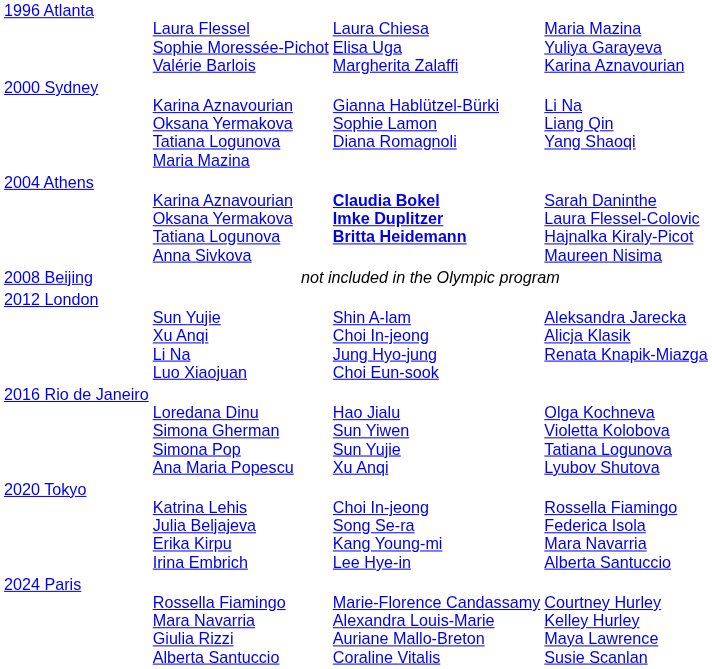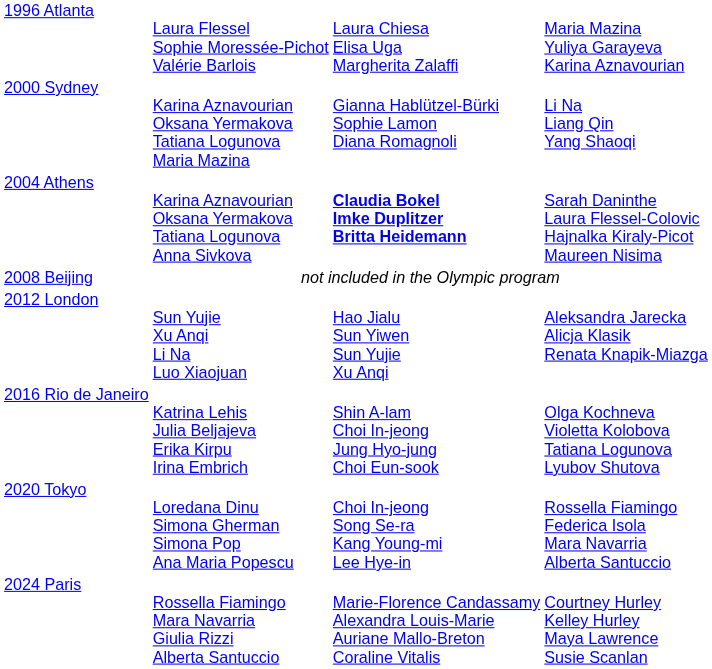(386, 345) Shin A-lam Choi In-jeong Jung Hyo-jung Choi Eun-sook -> (371, 345) Hao Jialu Sun Yiwen Sun Yujie Xu Anqi
(223, 440) Loredana Dinu Simona Gherman Simona Pop Ana Maria Popescu -> (204, 440) Katrina Lehis Julia Beljajeva Erika Kirpu Irina Embrich
(371, 440) Hao Jialu Sun Yiwen Sun Yujie Xu Anqi -> (386, 440) Shin A-lam Choi In-jeong Jung Hyo-jung Choi Eun-sook
(204, 535) Katrina Lehis Julia Beljajeva Erika Kirpu Irina Embrich -> (223, 535) Loredana Dinu Simona Gherman Simona Pop Ana Maria Popescu
